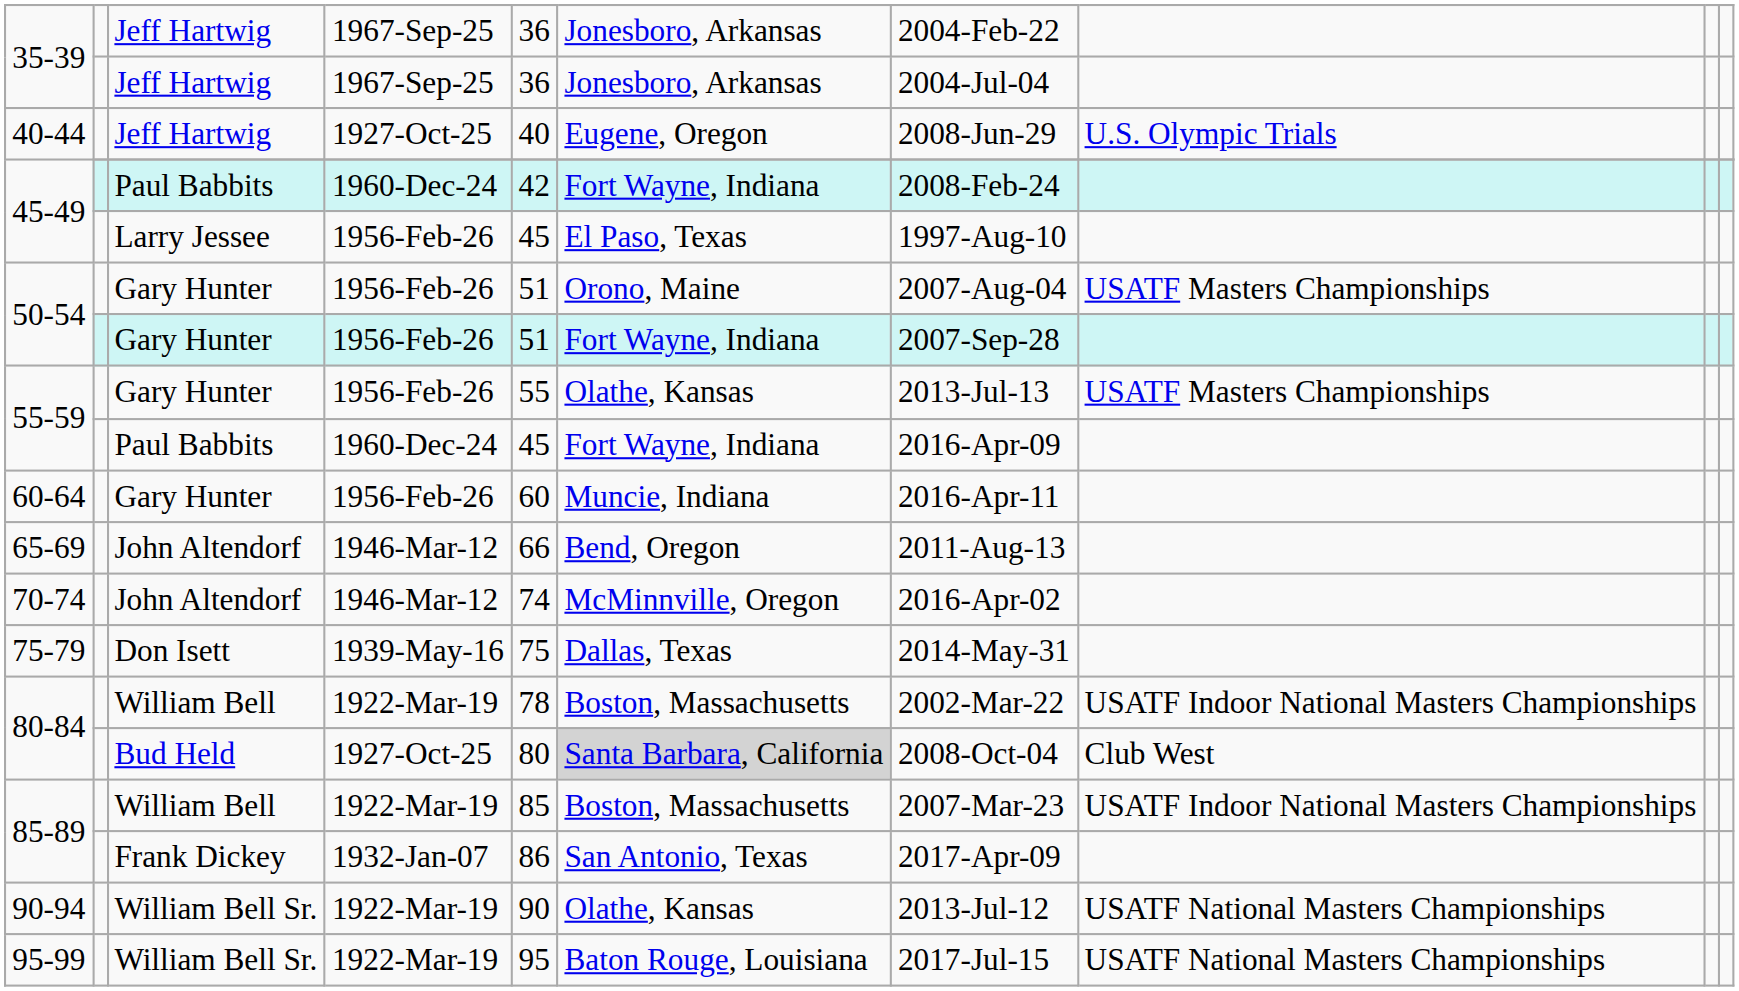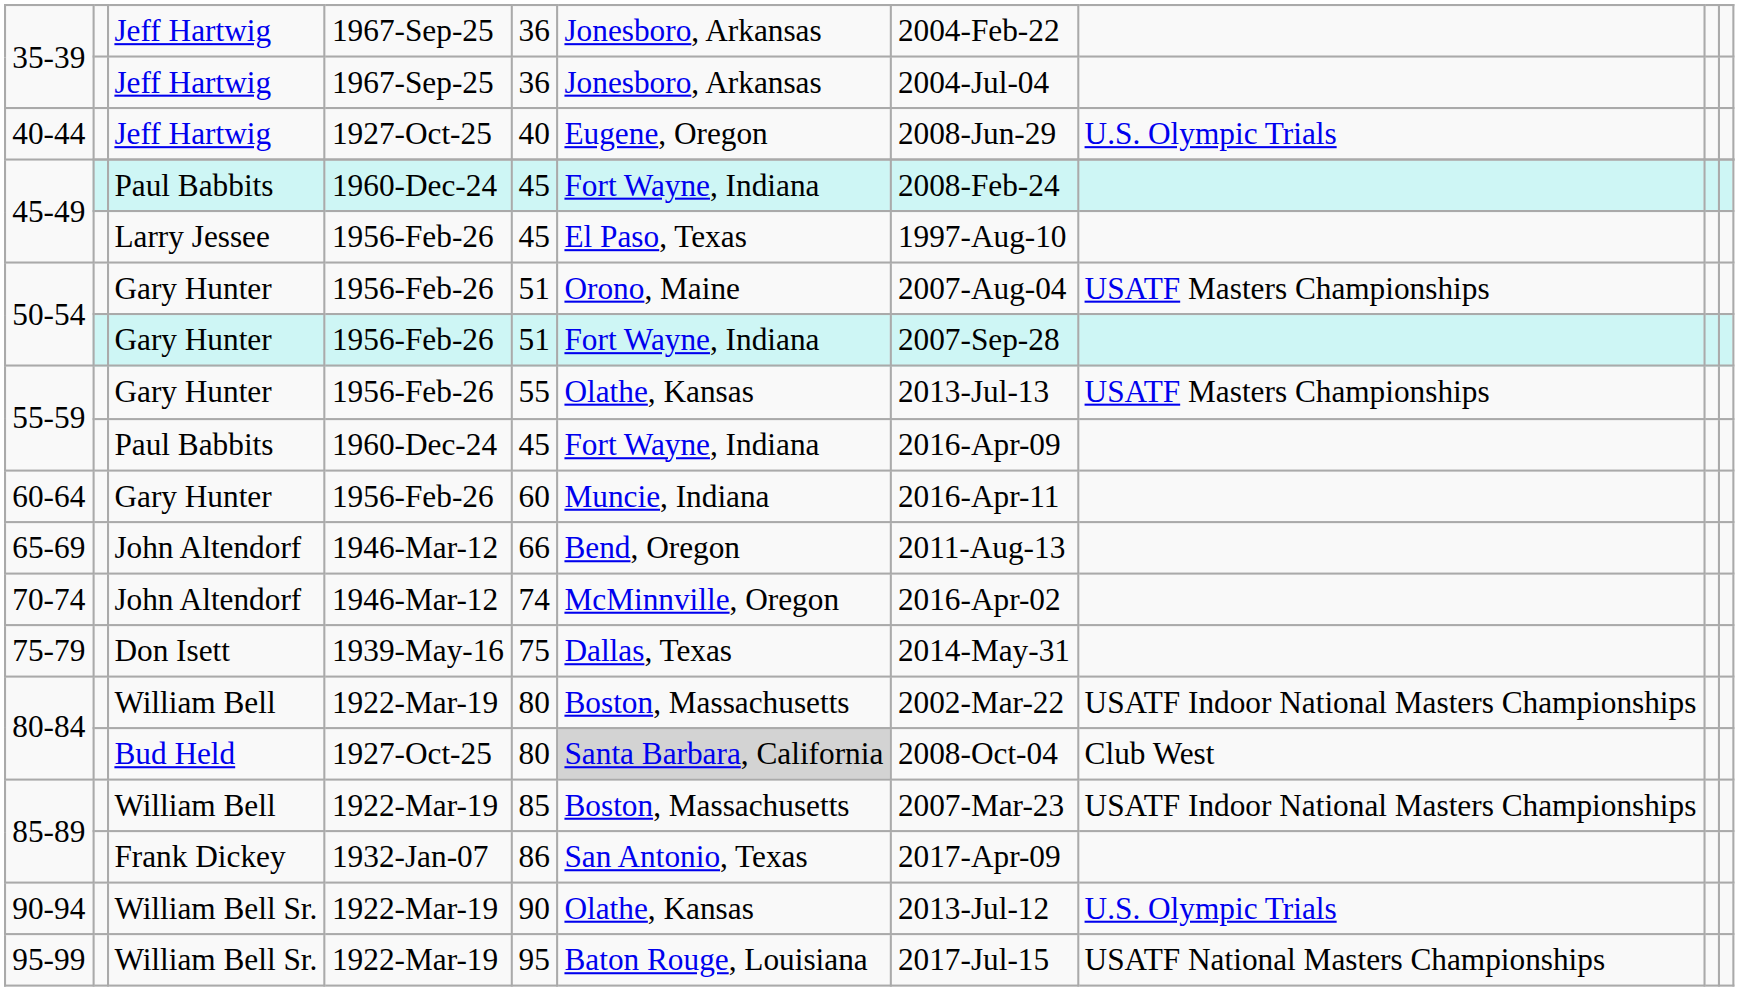(534, 185) 42 -> (534, 185) 45
(534, 701) 78 -> (534, 701) 80
(1345, 908) USATF National Masters Championships -> (1211, 908) U.S. Olympic Trials
